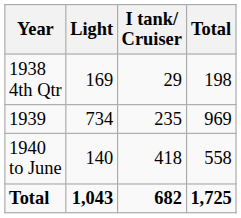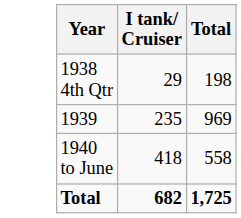- column: (92, 29)
